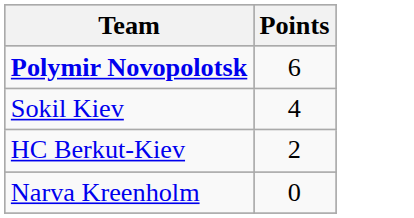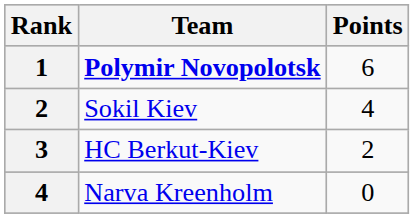+ column: (42, 25)
